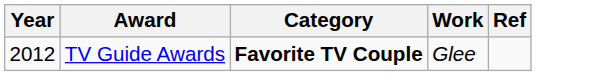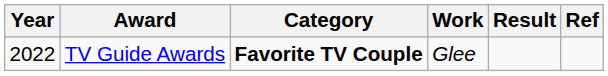+ column: (524, 20)
(32, 53) 2012 -> (32, 53) 2022
